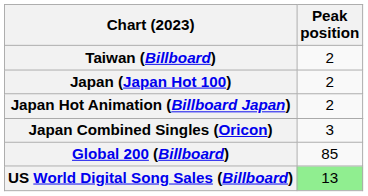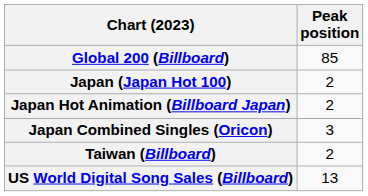rows swapped: (151, 154) <-> (151, 57)
(330, 178) lightgreen background -> (330, 178) no background
